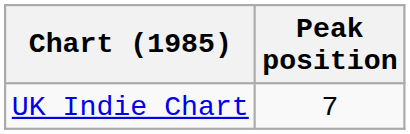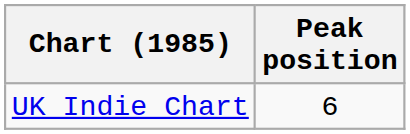(330, 107) 7 -> (330, 107) 6
